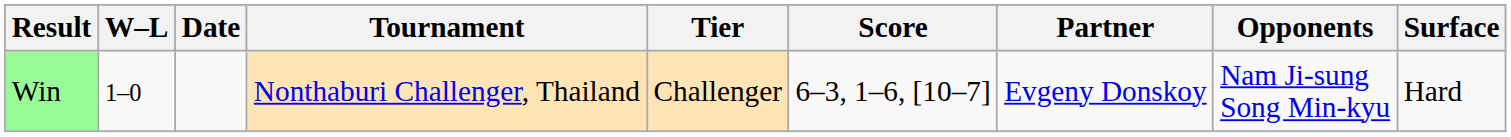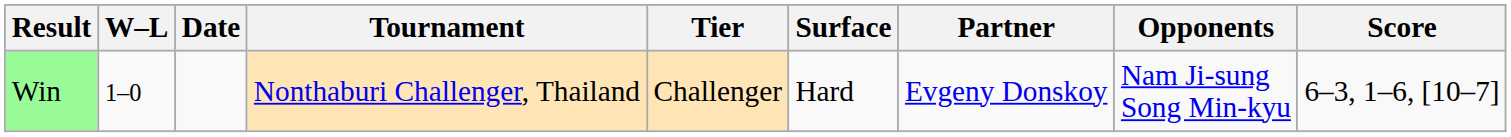columns swapped: (1452, 27) <-> (893, 27)
